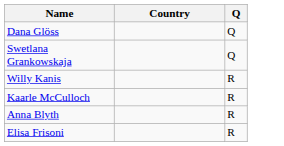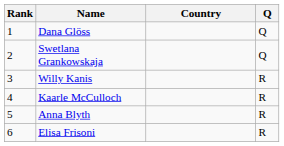+ column: (20, 13)
